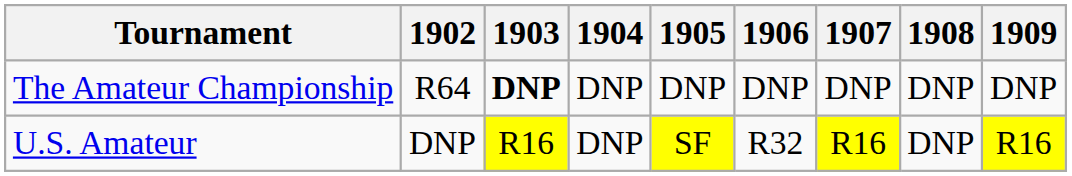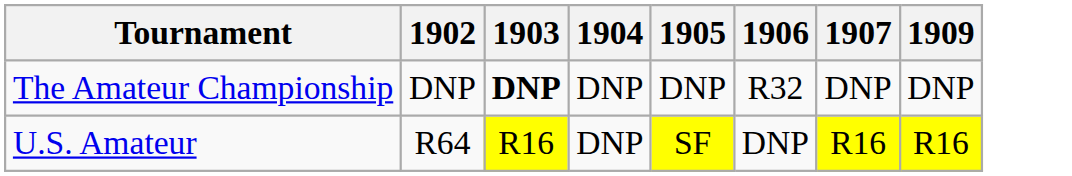- column: (941, 32)
(442, 87) R64 -> (442, 87) DNP
(775, 87) DNP -> (775, 87) R32
(442, 143) DNP -> (442, 143) R64
(775, 143) R32 -> (775, 143) DNP
